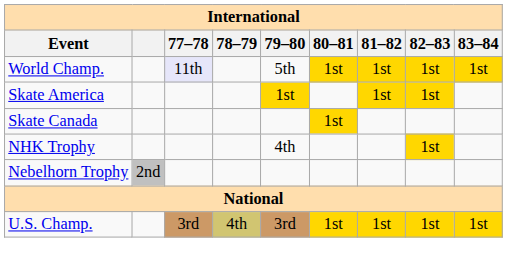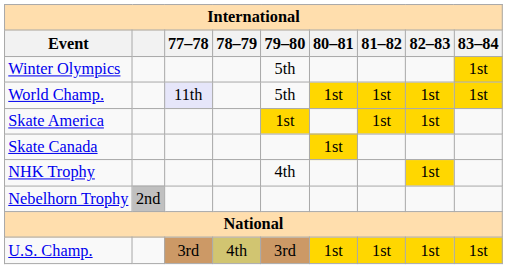+ row: (64, 69)
